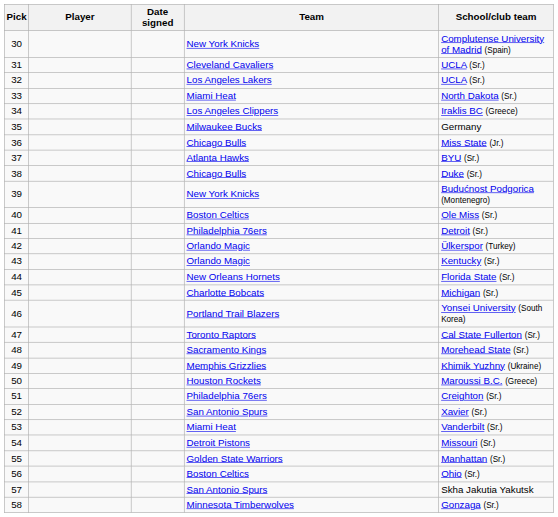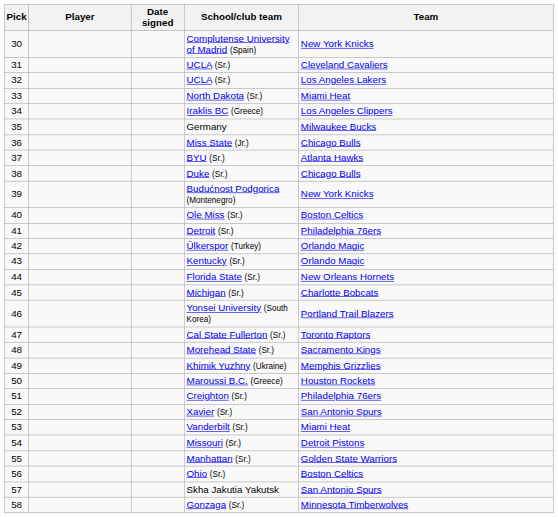columns swapped: (312, 17) <-> (496, 17)
